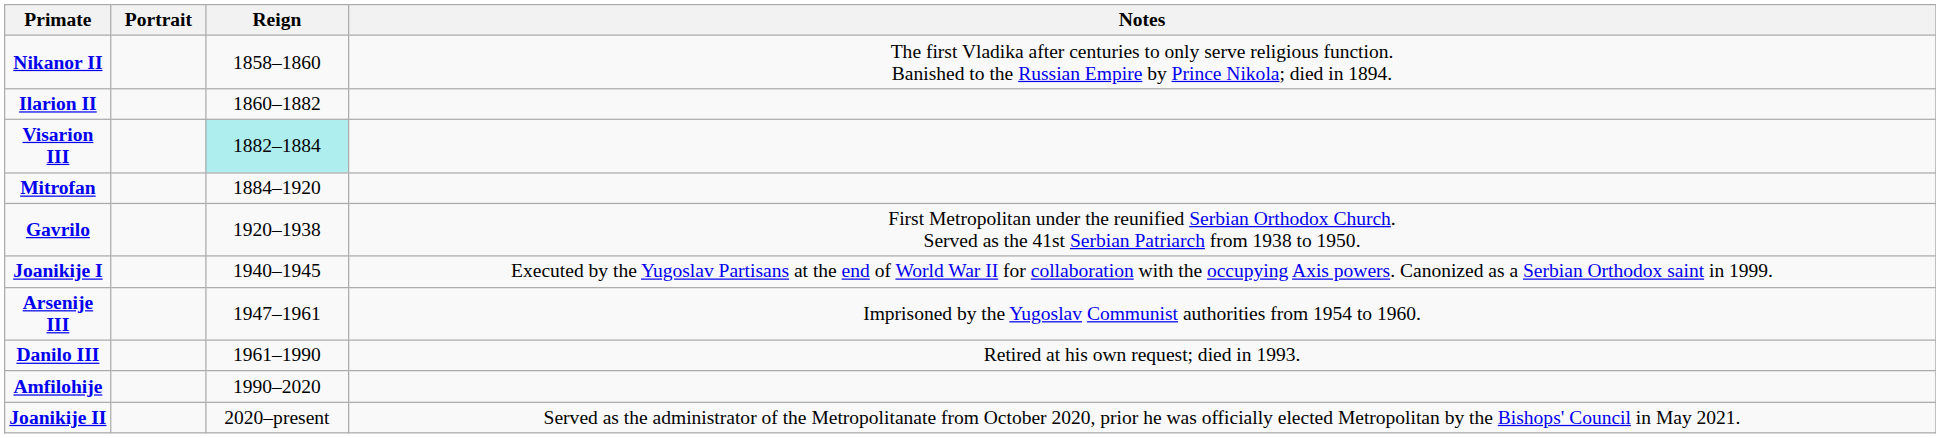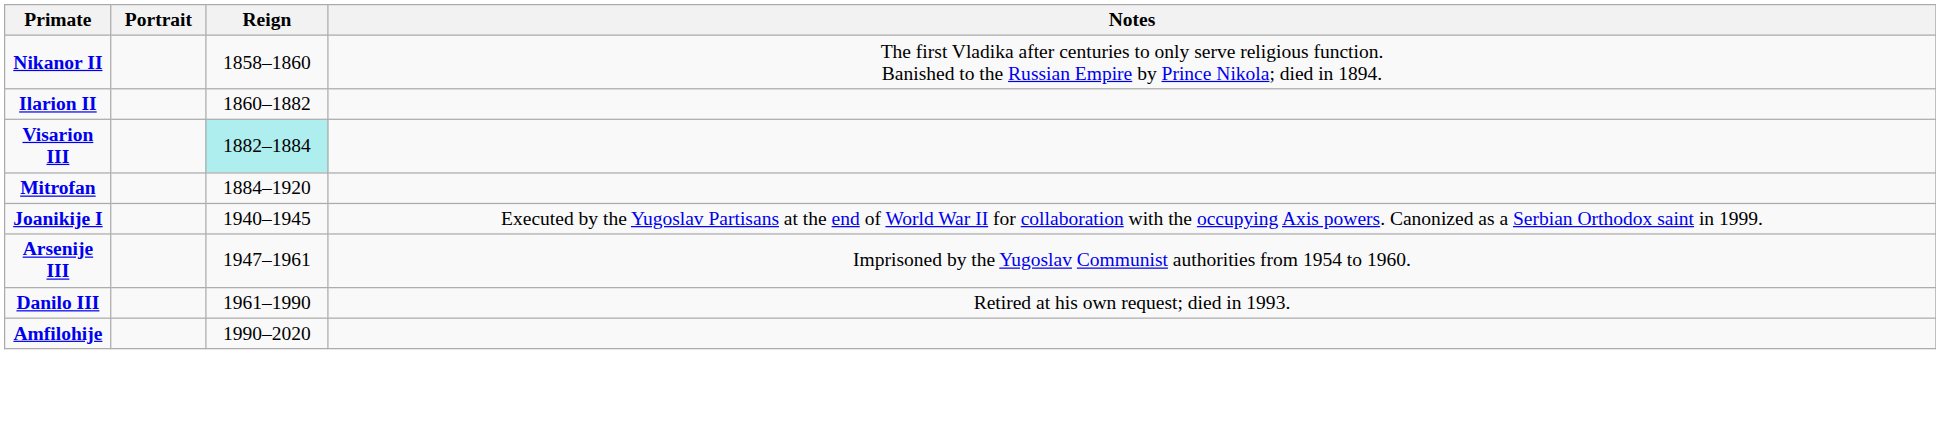- row: (58, 229)
- row: (58, 417)
